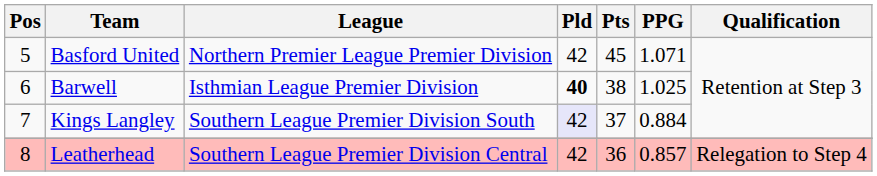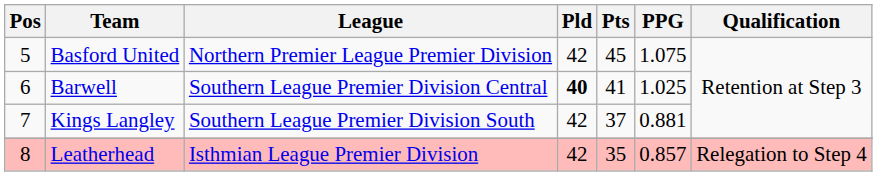(663, 54) 1.071 -> (663, 54) 1.075
(334, 87) Isthmian League Premier Division -> (368, 87) Southern League Premier Division Central
(616, 87) 38 -> (616, 87) 41
(577, 120) lavender background -> (577, 120) no background
(663, 120) 0.884 -> (663, 120) 0.881
(368, 154) Southern League Premier Division Central -> (334, 154) Isthmian League Premier Division
(616, 154) 36 -> (616, 154) 35
